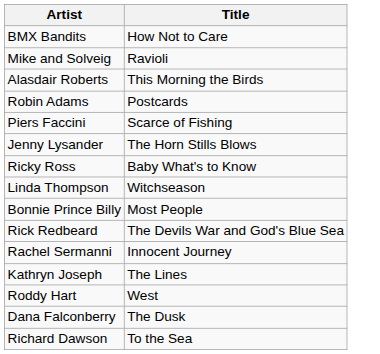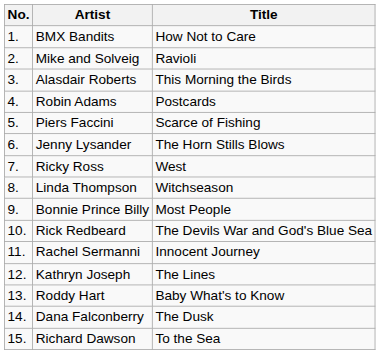+ column: (19, 15)
(192, 166) Baby What's to Know -> (171, 166) West
(143, 295) West -> (220, 295) Baby What's to Know
